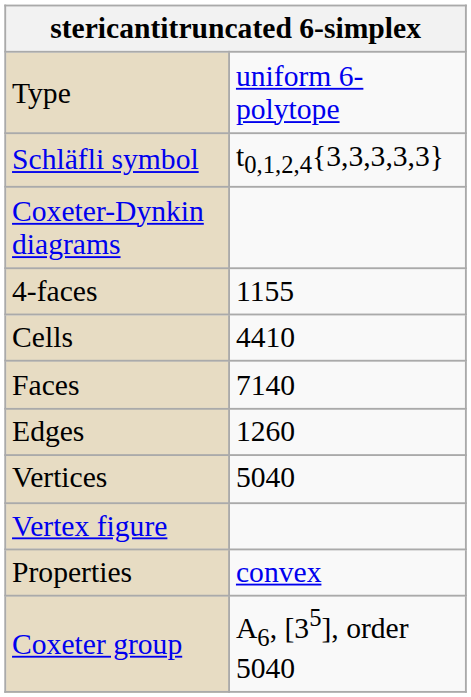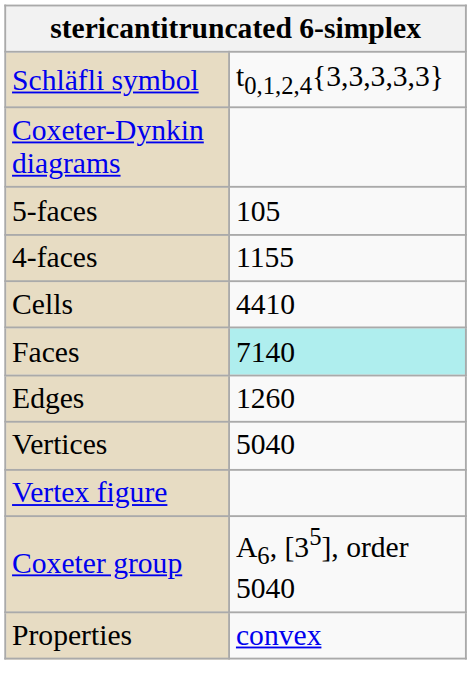- row: (41, 92)
+ row: (55, 210)
(266, 384) no background -> (266, 351) paleturquoise background
rows swapped: (97, 643) <-> (72, 572)
